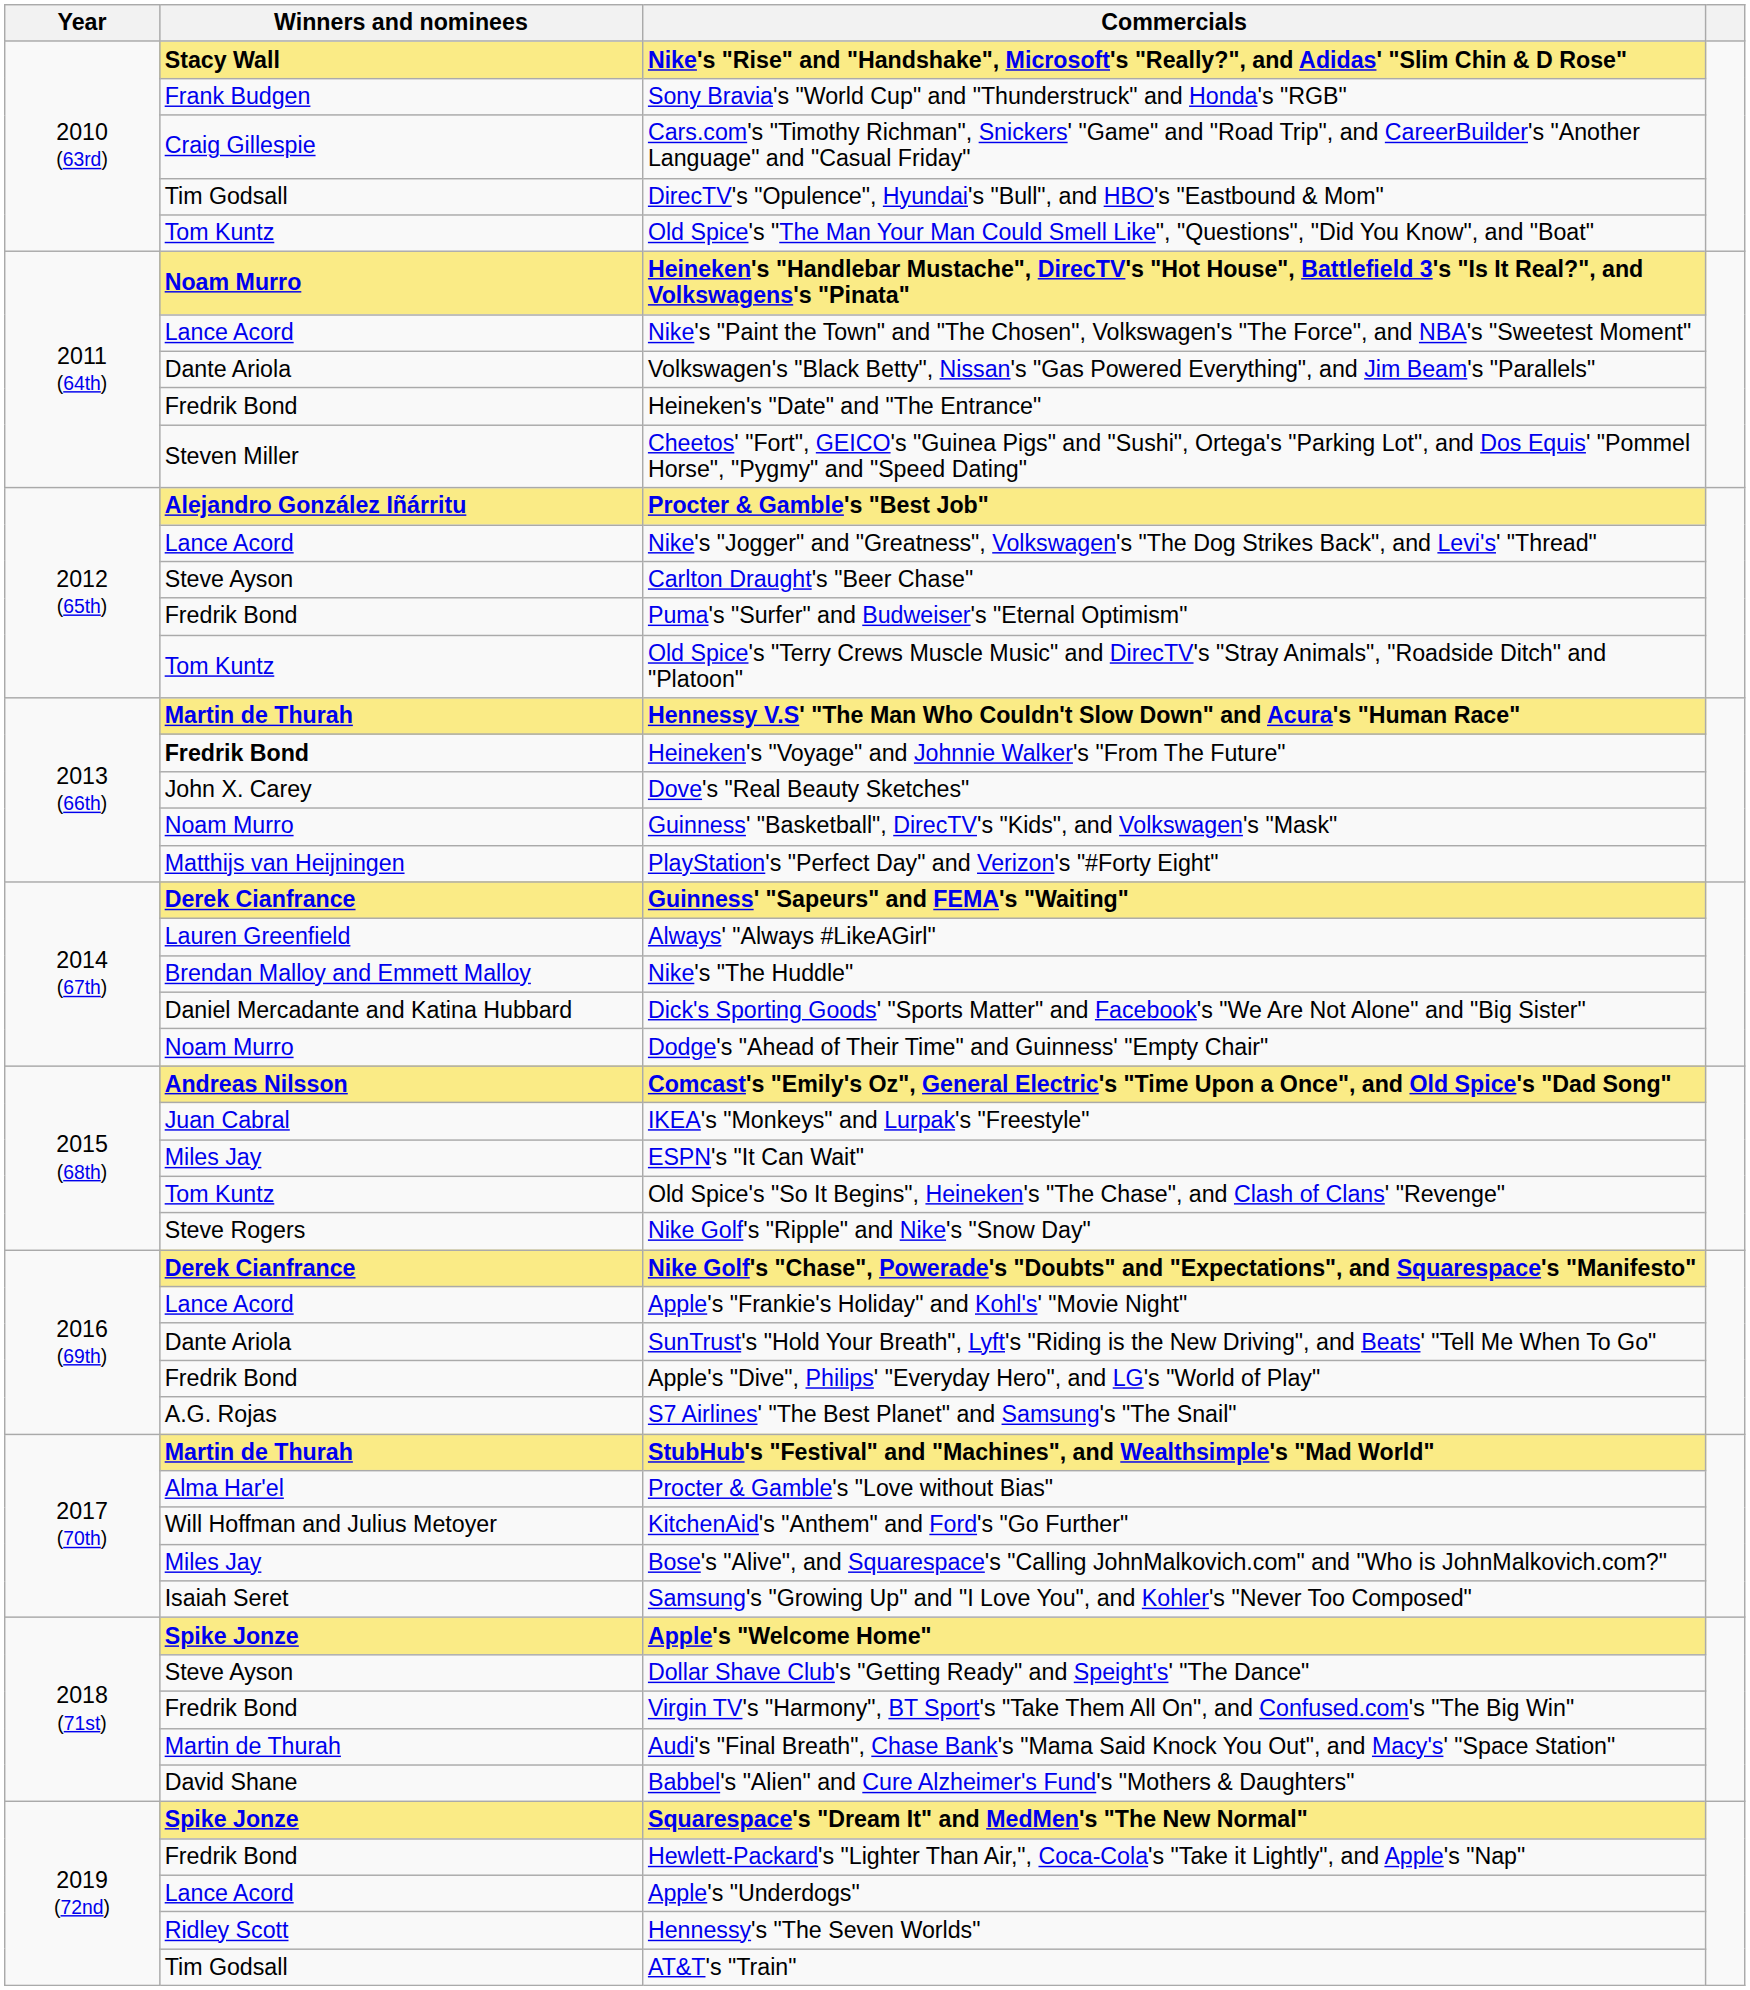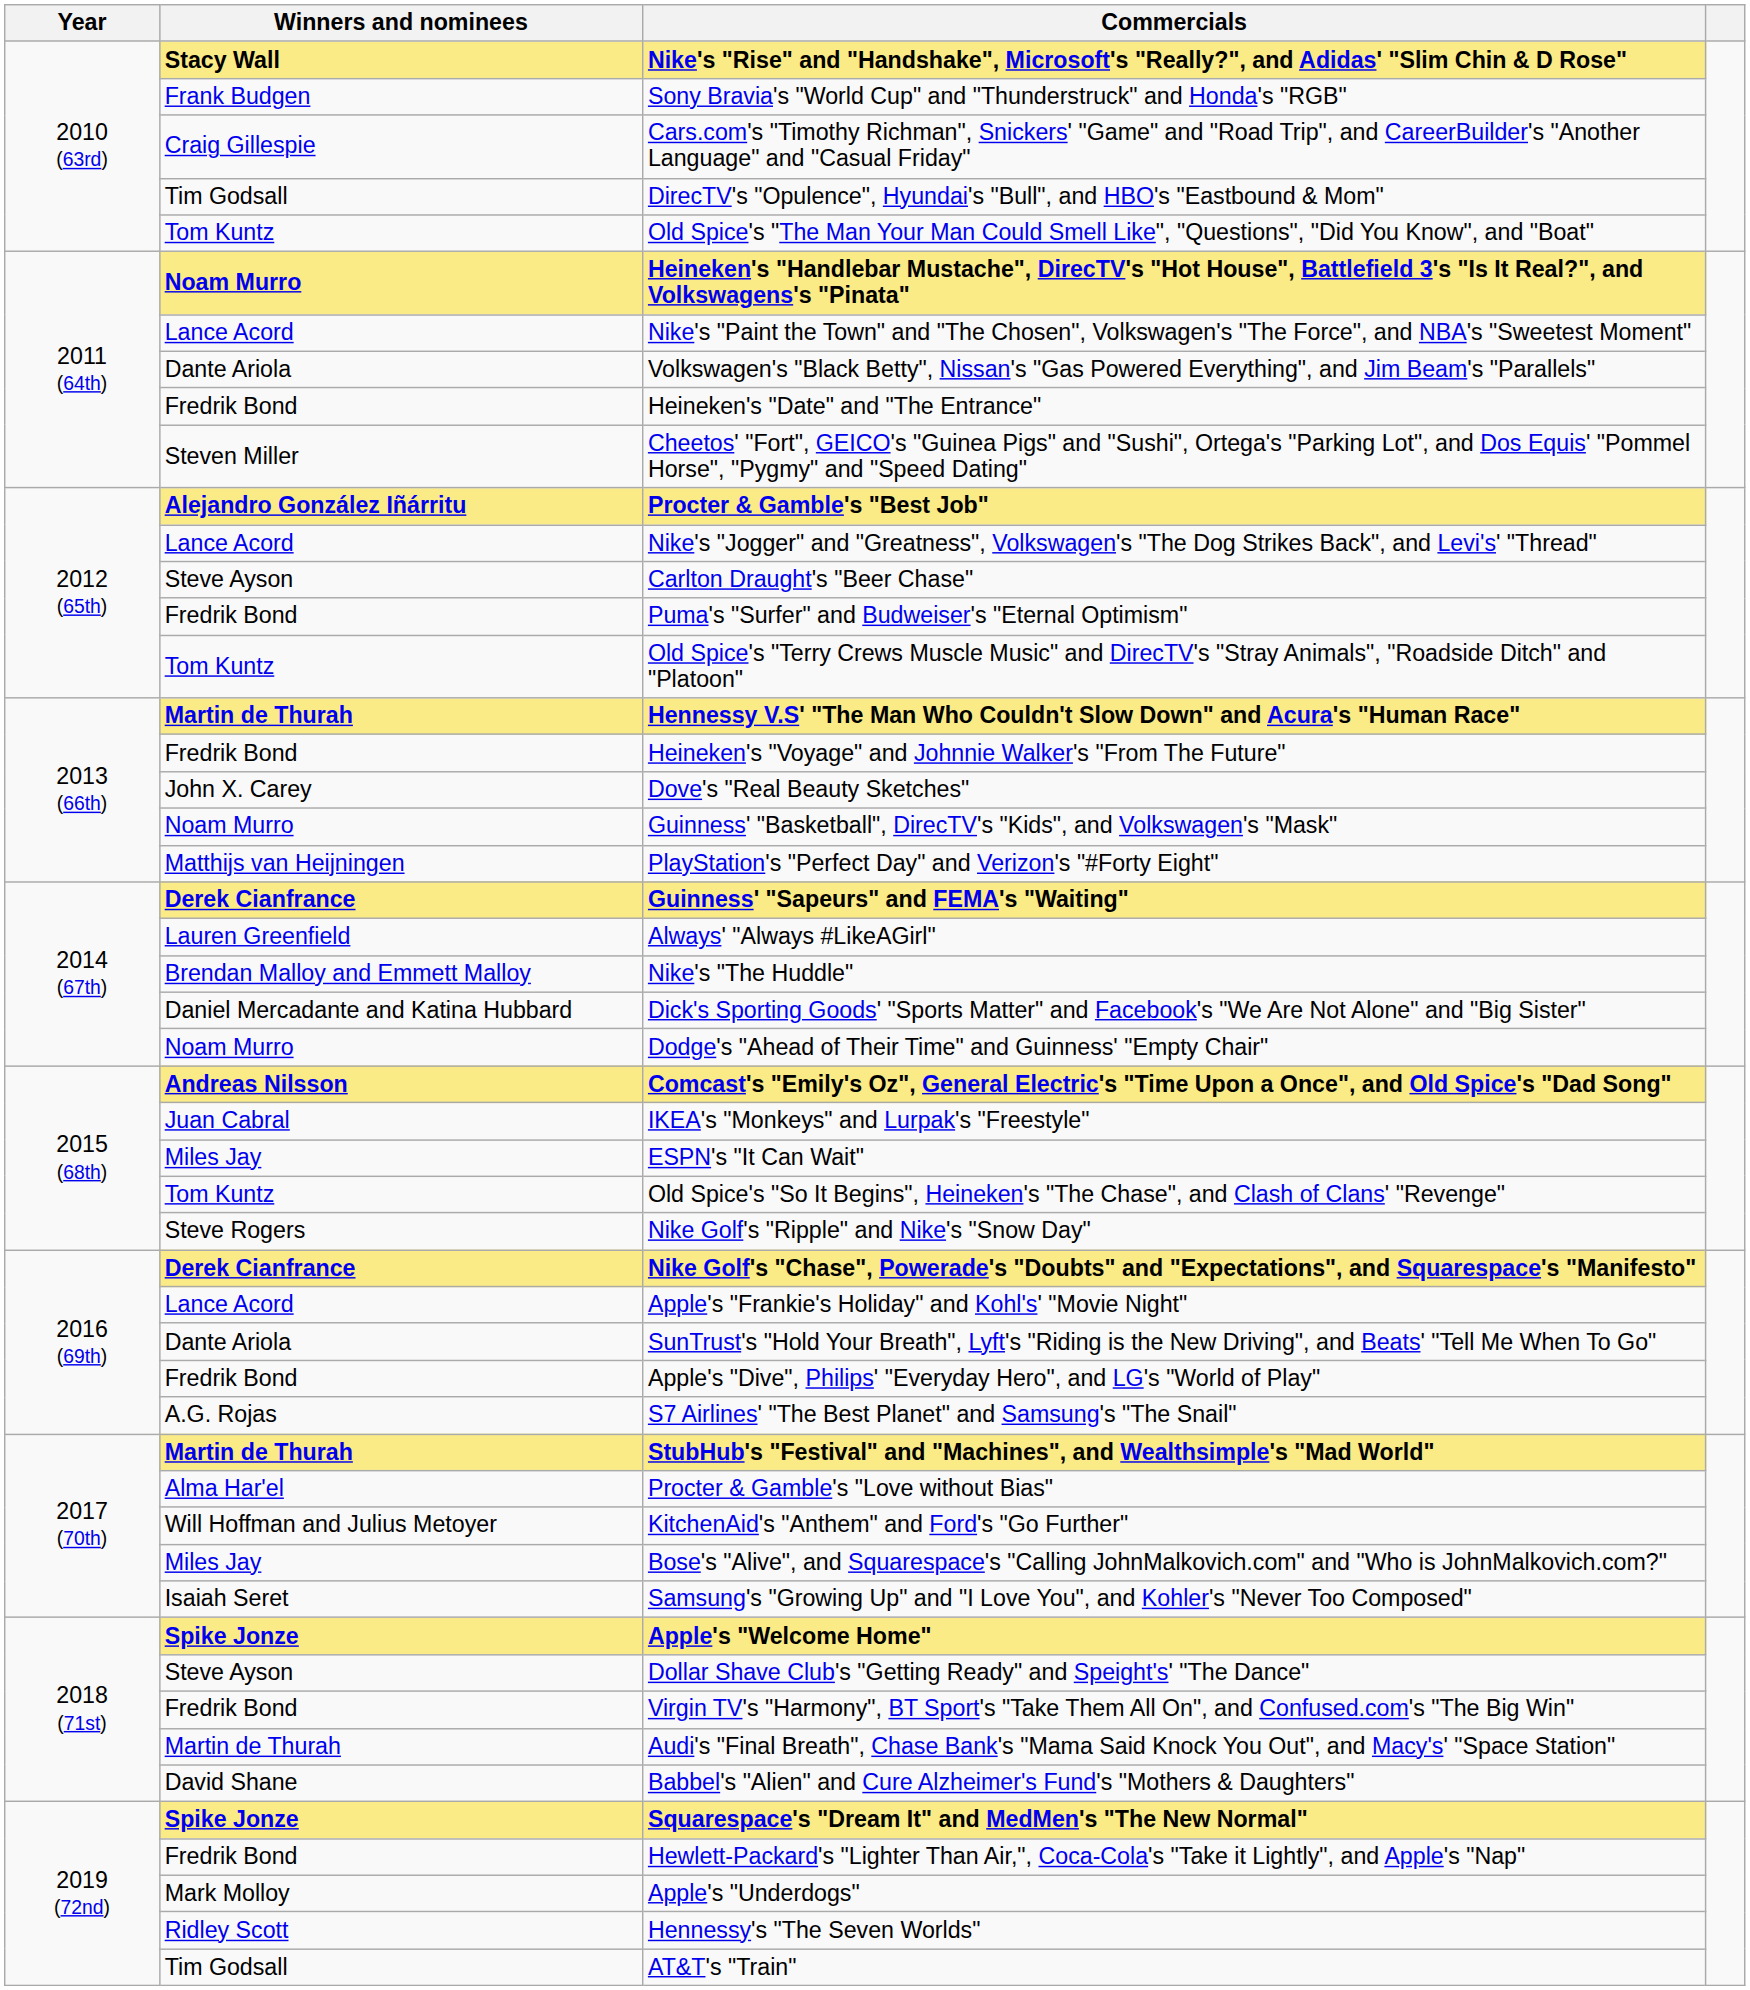(237, 752) bold -> (231, 752) normal
(229, 1893) Lance Acord -> (227, 1893) Mark Molloy
